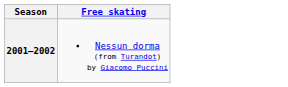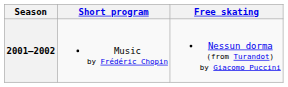+ column: (114, 12)
